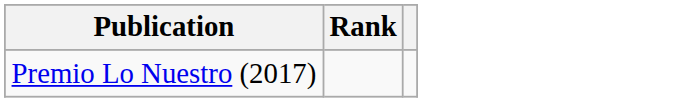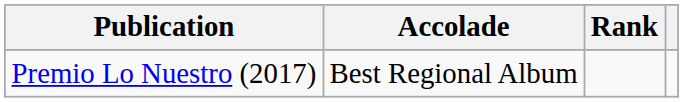+ column: (454, 27)
